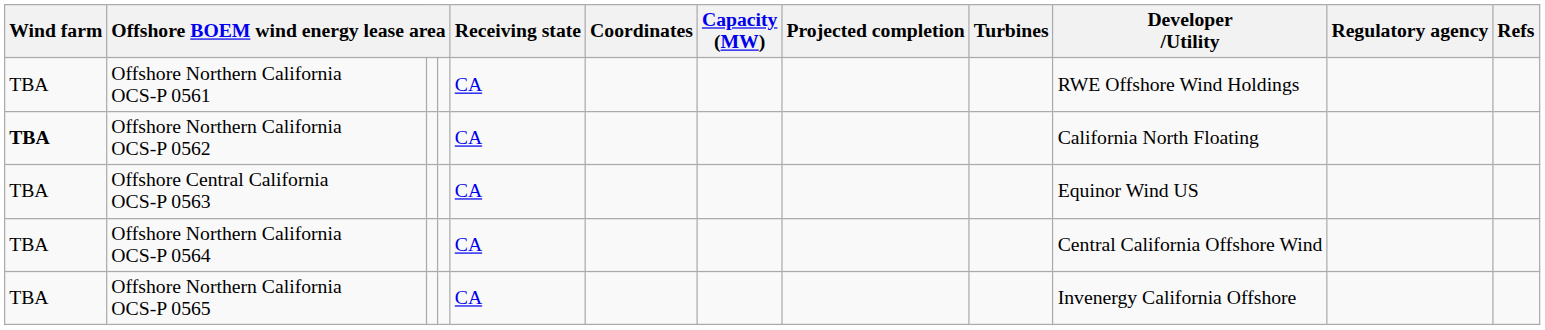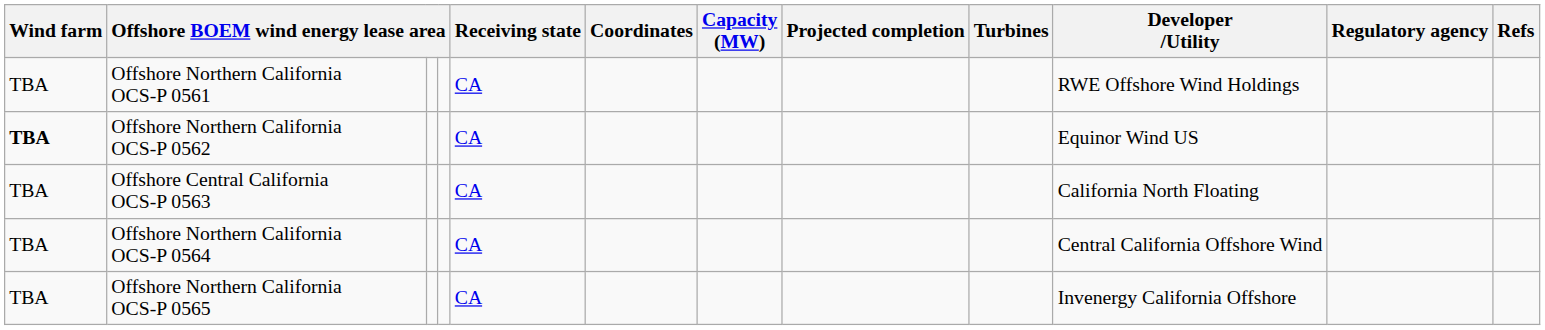(1158, 137) California North Floating -> (1128, 137) Equinor Wind US
(1128, 191) Equinor Wind US -> (1158, 191) California North Floating
